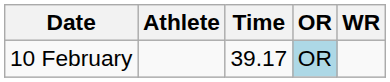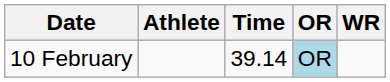(259, 58) 39.17 -> (259, 58) 39.14
